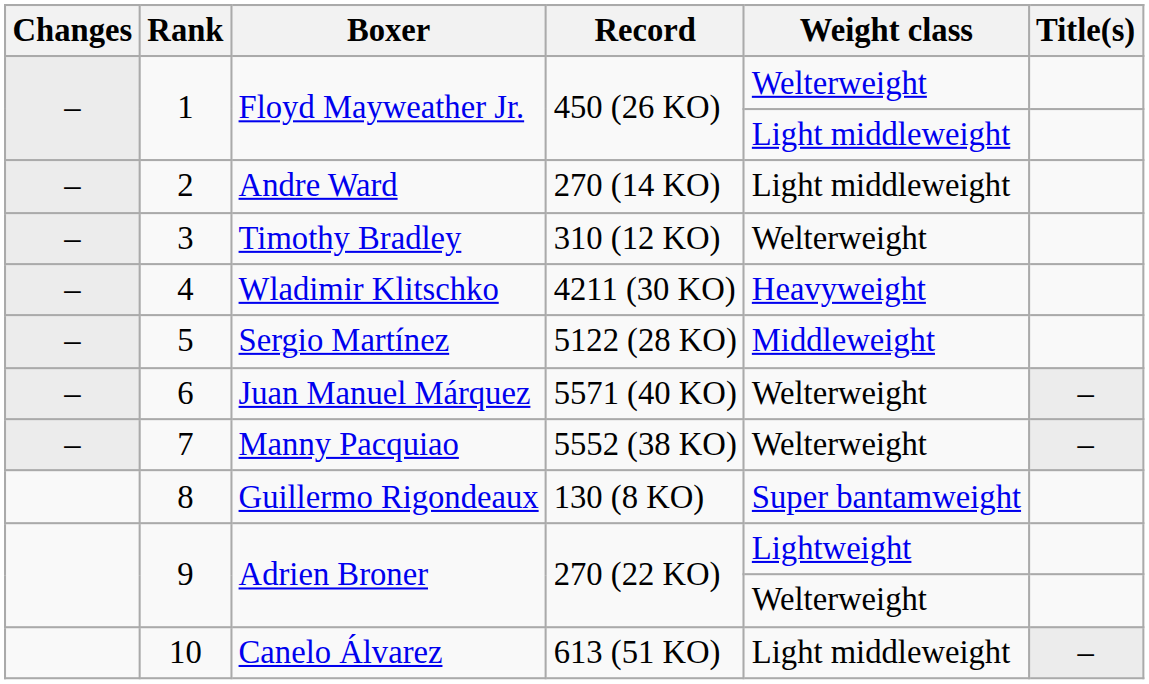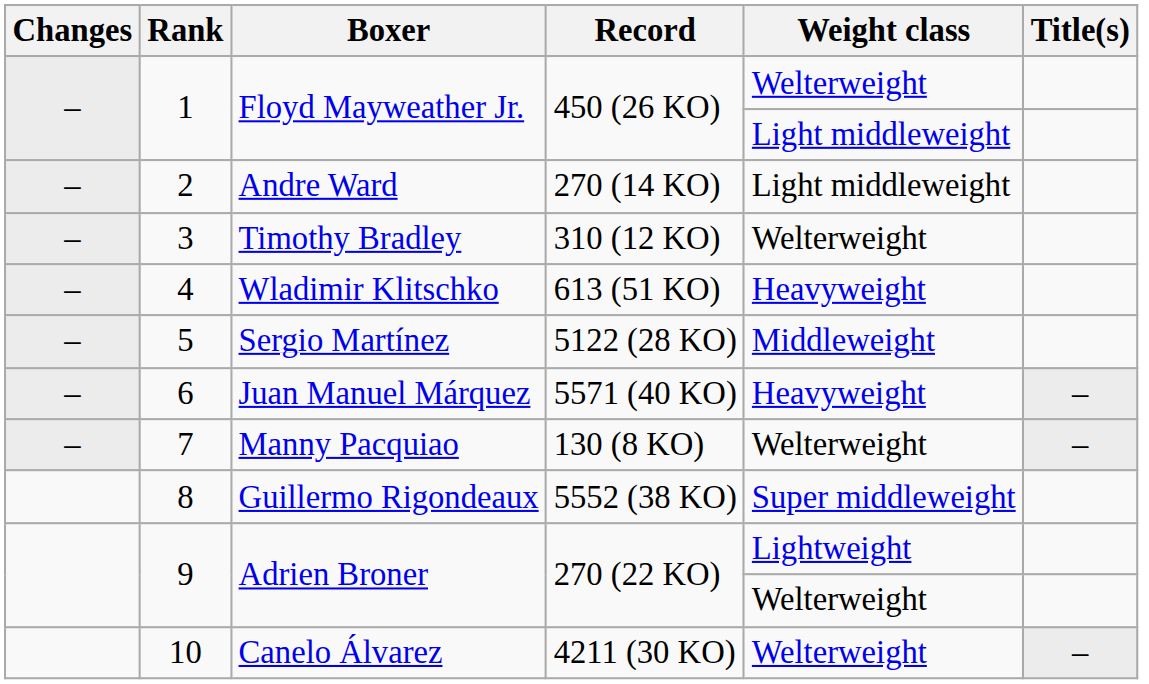(645, 289) 4211 (30 KO) -> (637, 289) 613 (51 KO)
(839, 392) Welterweight -> (839, 392) Heavyweight
(645, 444) 5552 (38 KO) -> (629, 444) 130 (8 KO)
(629, 496) 130 (8 KO) -> (645, 496) 5552 (38 KO)
(886, 496) Super bantamweight -> (884, 496) Super middleweight
(637, 651) 613 (51 KO) -> (645, 651) 4211 (30 KO)
(881, 651) Light middleweight -> (839, 651) Welterweight
